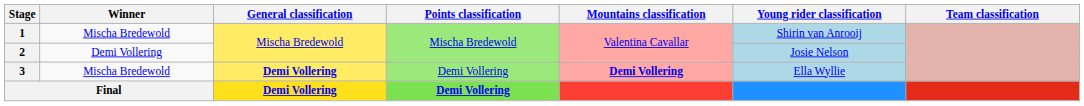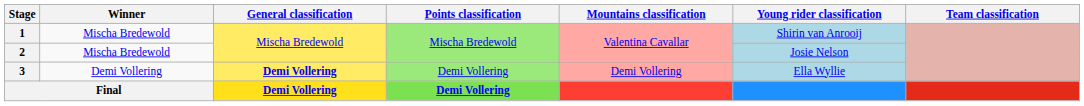(127, 52) Demi Vollering -> (127, 52) Mischa Bredewold
(127, 71) Mischa Bredewold -> (127, 71) Demi Vollering
(646, 71) bold -> (646, 71) normal
